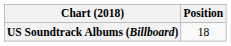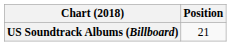(203, 31) 18 -> (203, 31) 21
